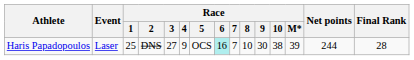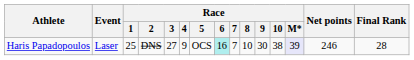(295, 46) no background -> (295, 46) lavender background
(329, 46) 244 -> (329, 46) 246
